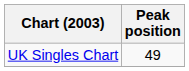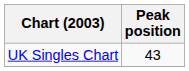(153, 54) 49 -> (153, 54) 43
